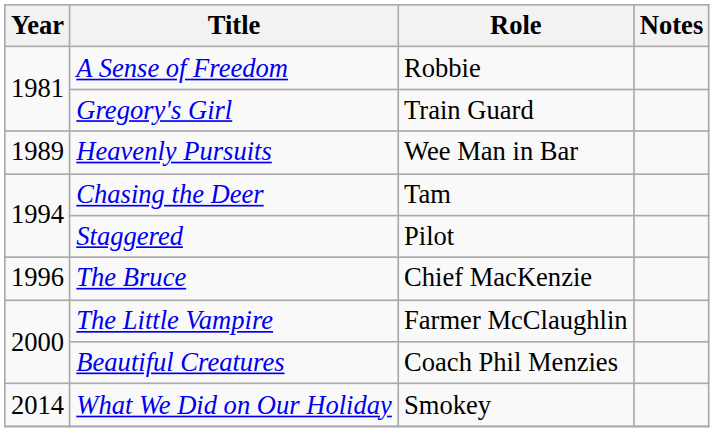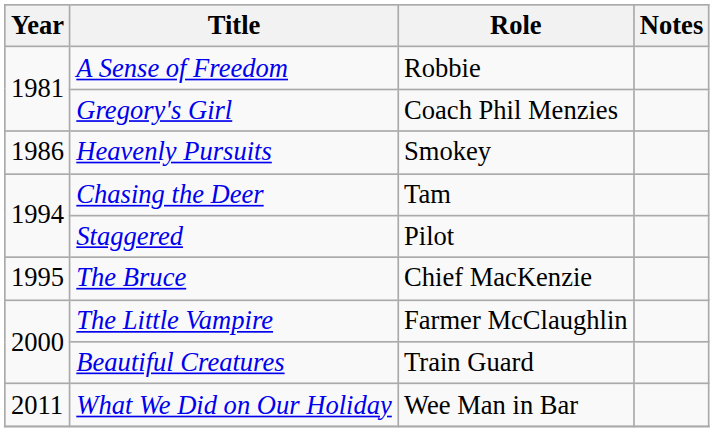(469, 109) Train Guard -> (511, 109) Coach Phil Menzies
(38, 151) 1989 -> (38, 151) 1986
(491, 151) Wee Man in Bar -> (448, 151) Smokey
(38, 278) 1996 -> (38, 278) 1995
(511, 362) Coach Phil Menzies -> (469, 362) Train Guard
(38, 404) 2014 -> (37, 404) 2011
(448, 404) Smokey -> (491, 404) Wee Man in Bar
